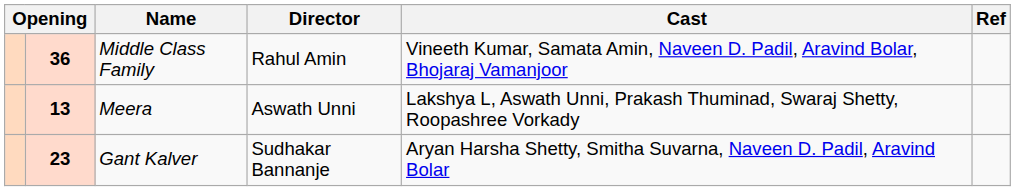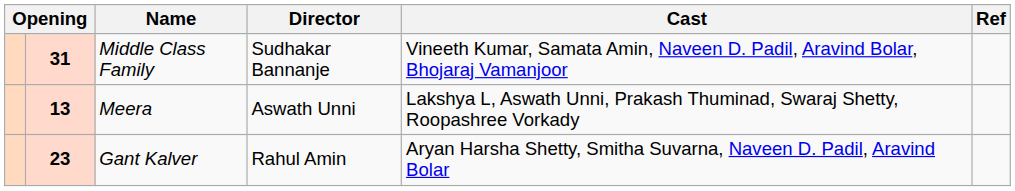(60, 59) 36 -> (60, 59) 31
(299, 59) Rahul Amin -> (291, 59) Sudhakar Bannanje
(291, 159) Sudhakar Bannanje -> (299, 159) Rahul Amin
